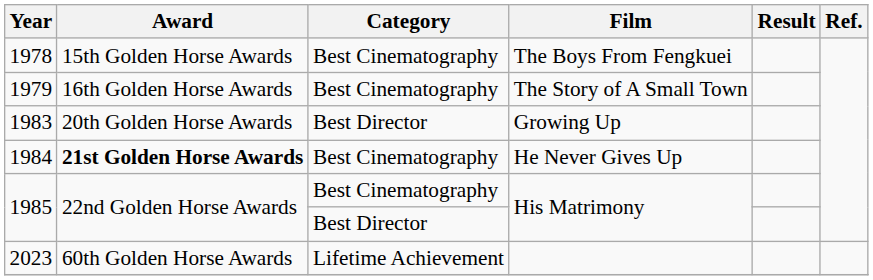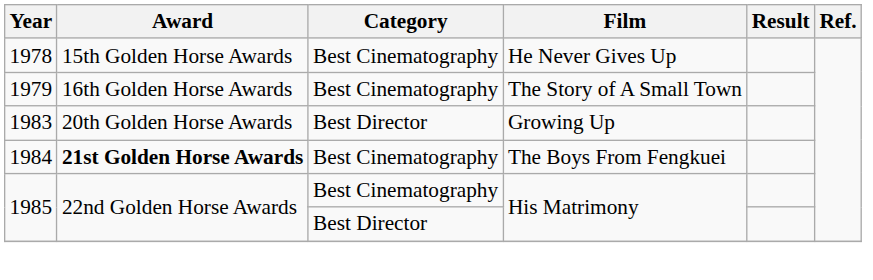(623, 55) The Boys From Fengkuei -> (592, 55) He Never Gives Up
(598, 156) He Never Gives Up -> (617, 156) The Boys From Fengkuei
- row: (31, 257)
